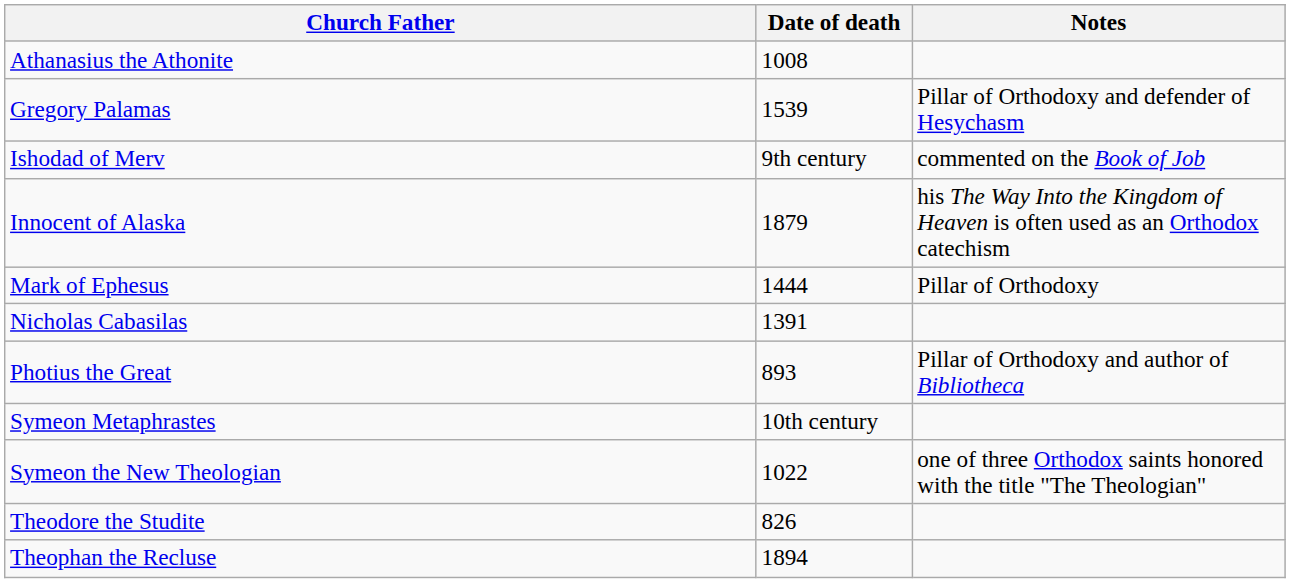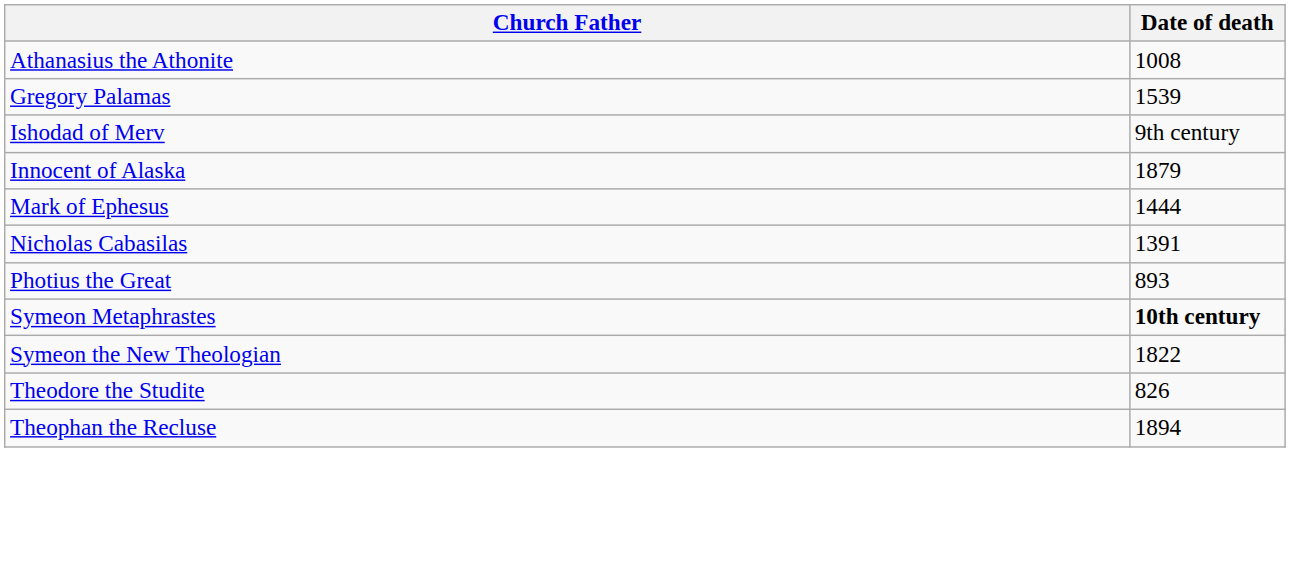- column: (1098, 22)
(820, 421) normal -> (1198, 317) bold
(785, 471) 1022 -> (1158, 354) 1822
